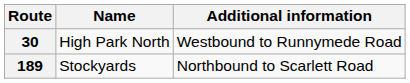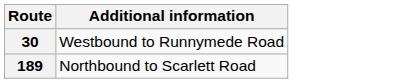- column: (114, 16)
